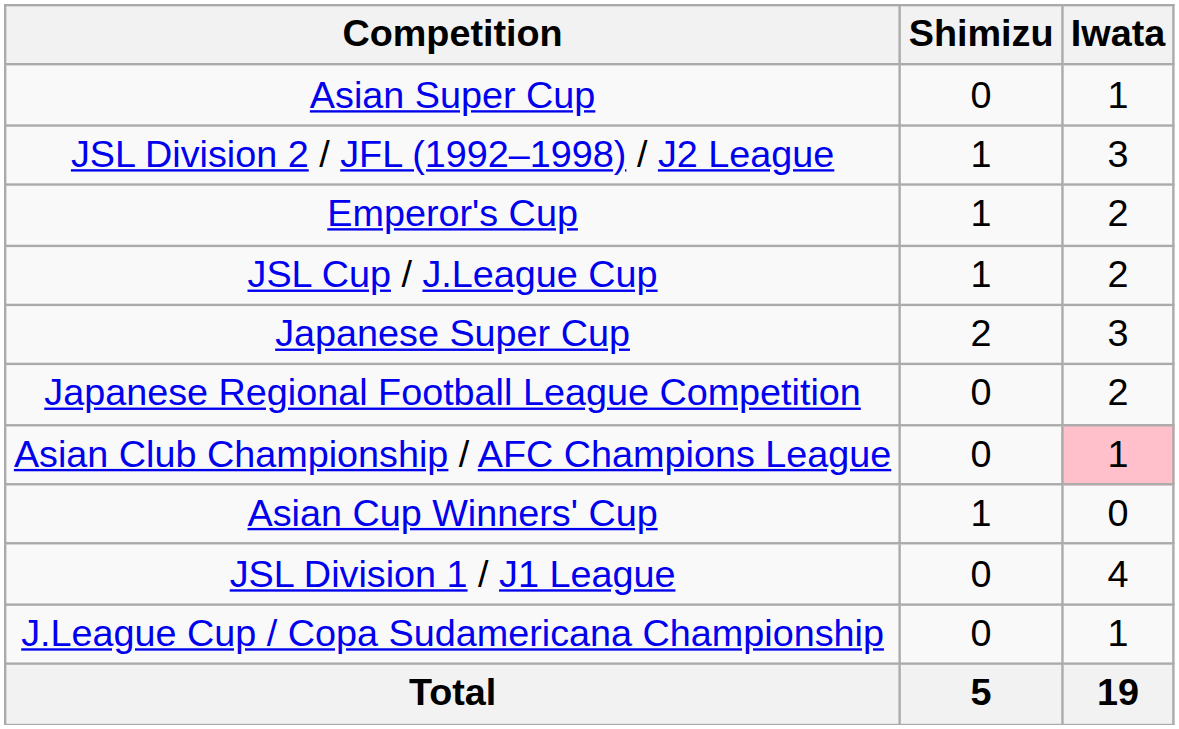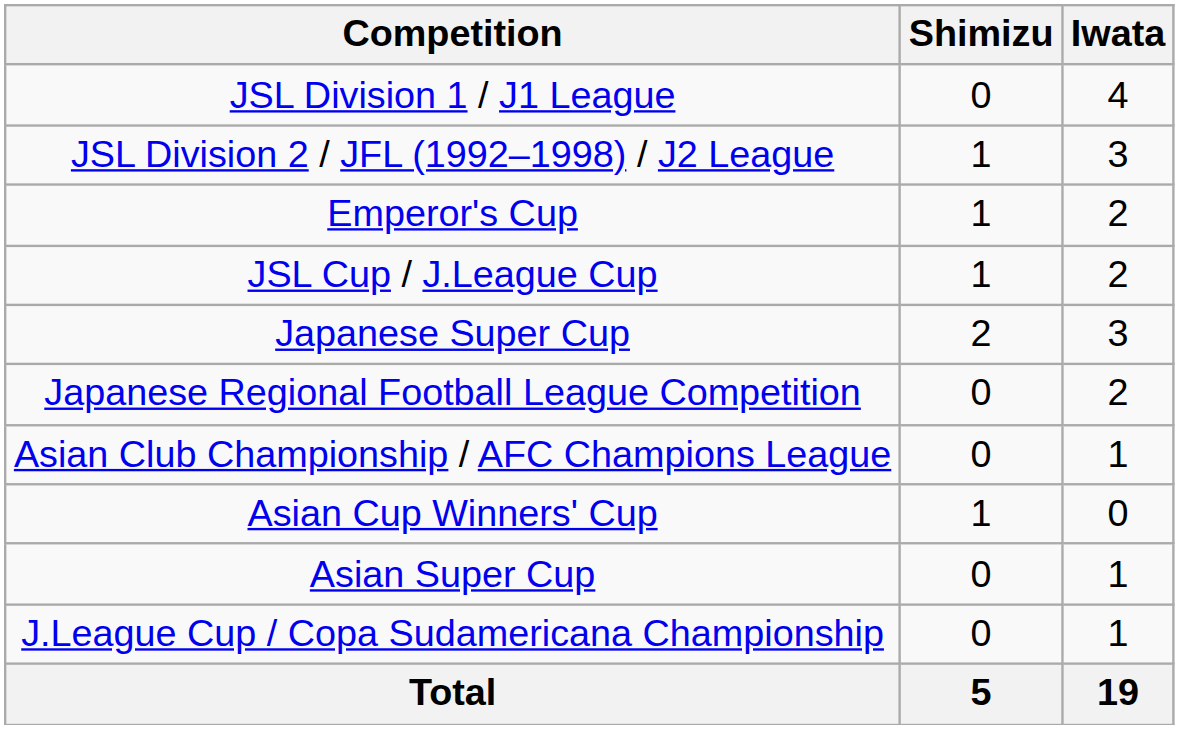rows swapped: (453, 573) <-> (453, 94)
(1118, 453) pink background -> (1118, 453) no background
